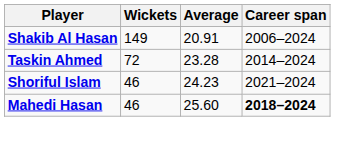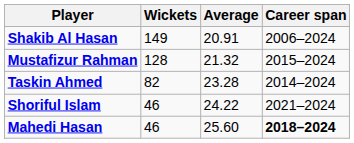+ row: (73, 60)
(132, 60) 72 -> (152, 82) 82
(201, 82) 24.23 -> (221, 104) 24.22
